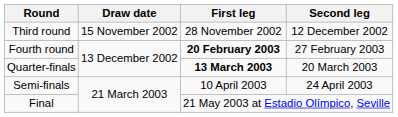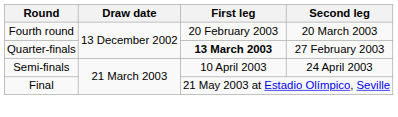- row: (41, 31)
(233, 49) bold -> (233, 31) normal
(340, 49) 27 February 2003 -> (340, 31) 20 March 2003
(340, 67) 20 March 2003 -> (340, 49) 27 February 2003
